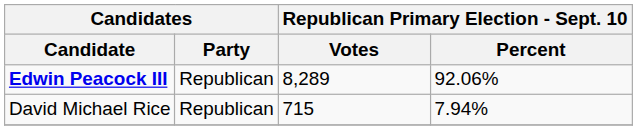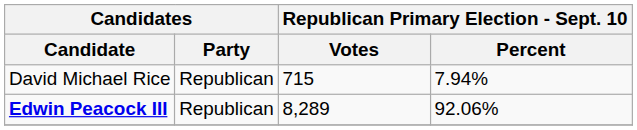rows swapped: (88, 79) <-> (90, 109)
